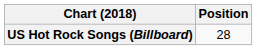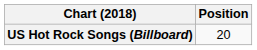(223, 34) 28 -> (223, 34) 20
